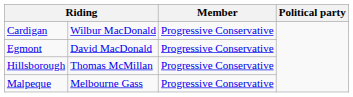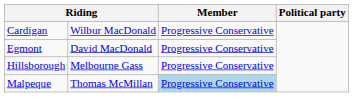(111, 65) Thomas McMillan -> (107, 65) Melbourne Gass
(107, 83) Melbourne Gass -> (111, 83) Thomas McMillan
(217, 83) no background -> (217, 83) lightblue background
